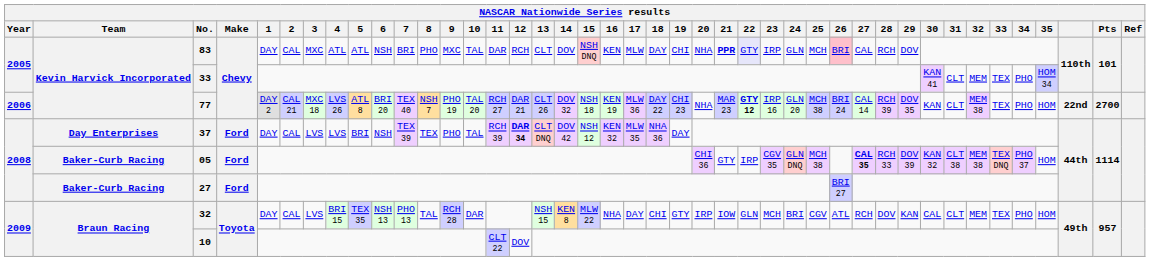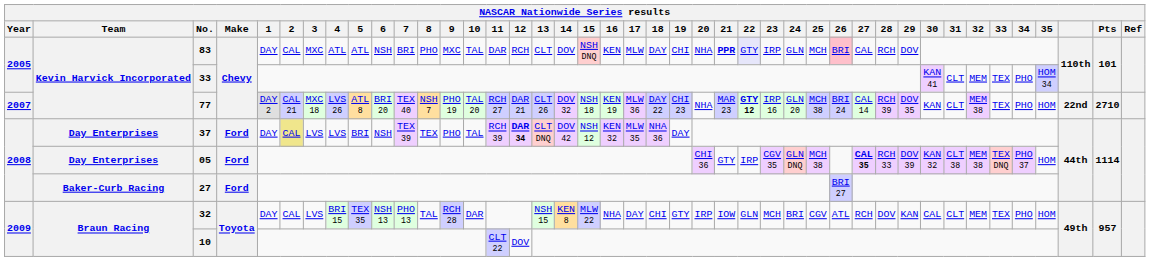(19, 105) 2006 -> (19, 105) 2007
(1107, 105) 2700 -> (1107, 105) 2710
(291, 133) no background -> (291, 133) khaki background
(113, 160) Baker-Curb Racing -> (113, 160) Day Enterprises
